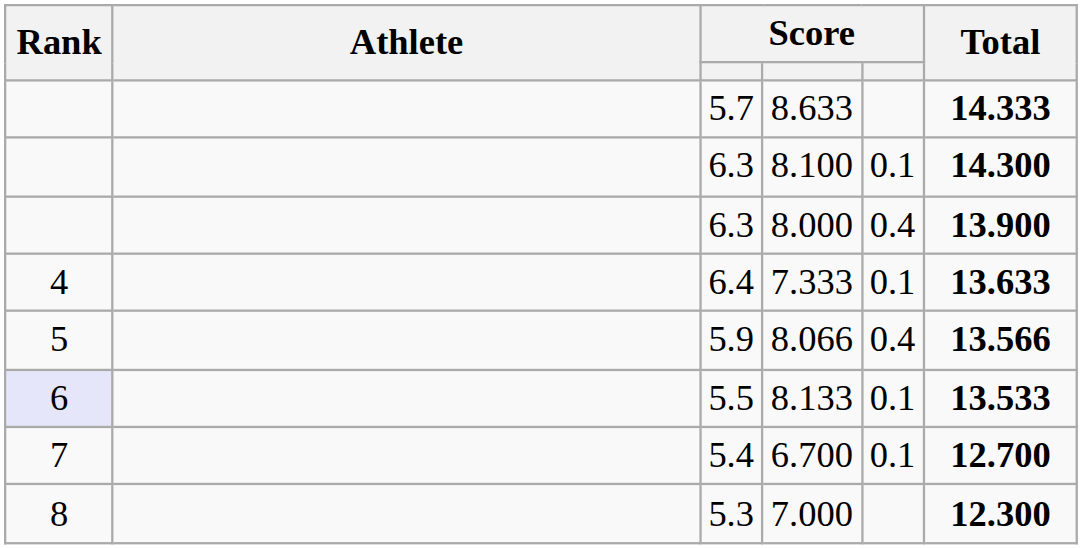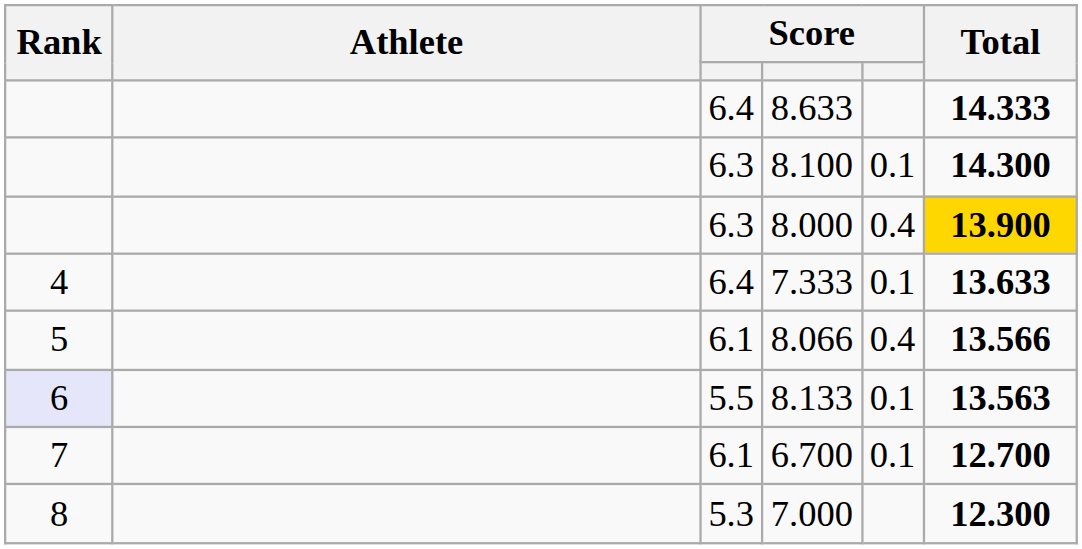(731, 108) 5.7 -> (731, 108) 6.4
(1001, 223) no background -> (1001, 223) gold background
(731, 339) 5.9 -> (731, 339) 6.1
(1001, 397) 13.533 -> (1001, 397) 13.563
(731, 455) 5.4 -> (731, 455) 6.1
